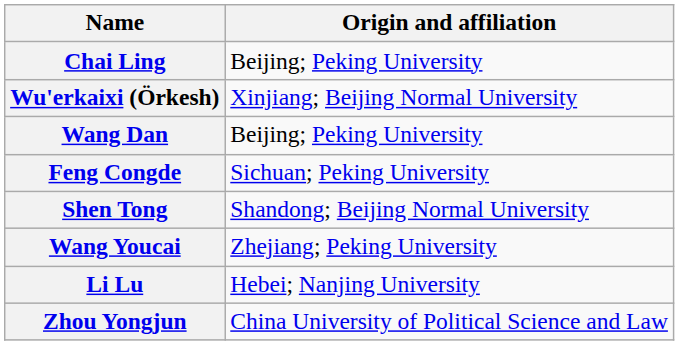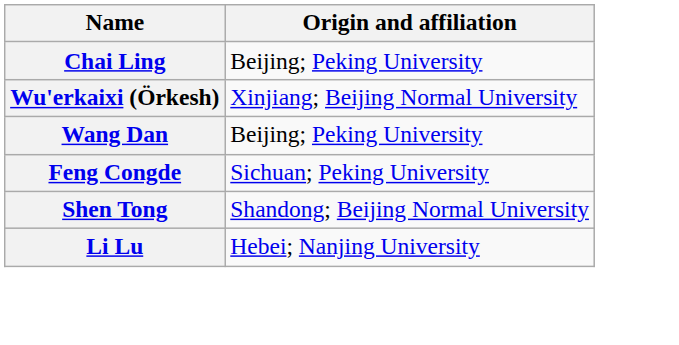- row: (115, 246)
- row: (115, 321)
